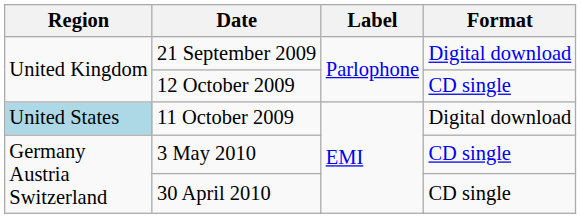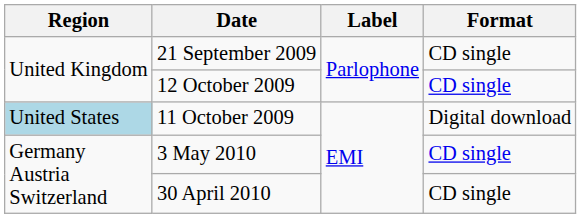(500, 53) Digital download -> (470, 53) CD single
